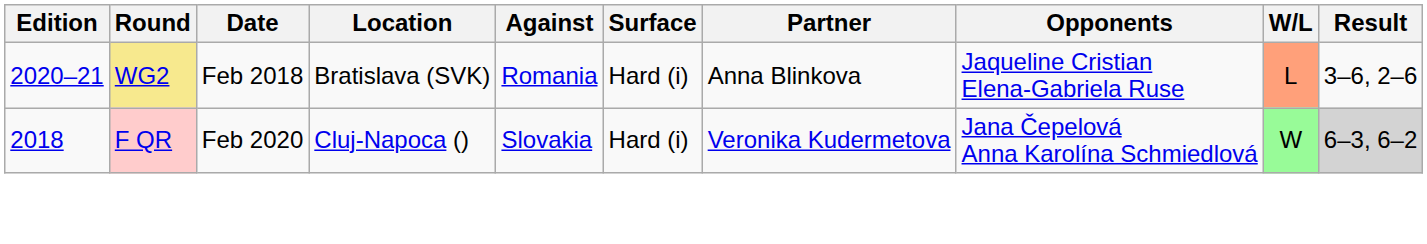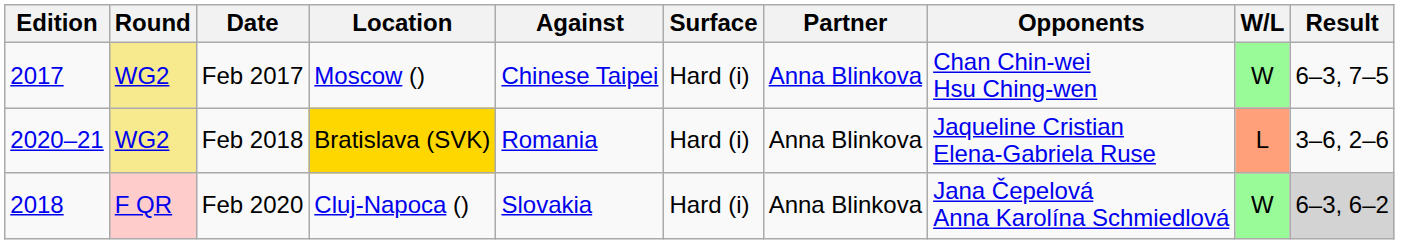+ row: (253, 75)
(402, 75) no background -> (402, 140) gold background
(829, 140) Veronika Kudermetova -> (845, 205) Anna Blinkova
